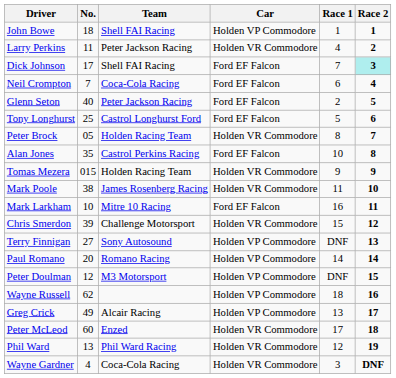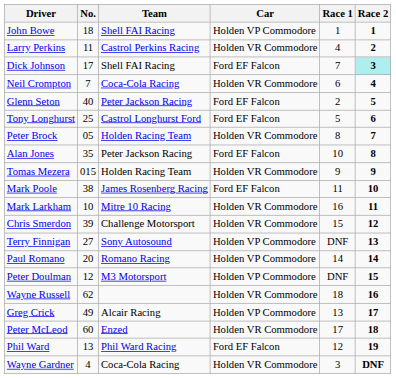(147, 48) Peter Jackson Racing -> (150, 48) Castrol Perkins Racing
(246, 83) Ford EF Falcon -> (265, 83) Holden VR Commodore
(150, 154) Castrol Perkins Racing -> (147, 154) Peter Jackson Racing
(265, 189) Holden VR Commodore -> (246, 189) Ford EF Falcon
(246, 207) Ford EF Falcon -> (265, 207) Holden VR Commodore
(264, 294) Holden VP Commodore -> (265, 294) Holden VR Commodore
(265, 347) Holden VR Commodore -> (246, 347) Ford EF Falcon
